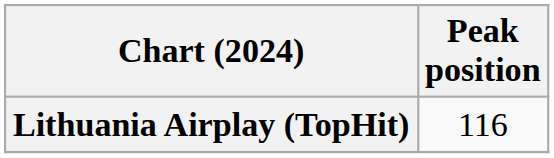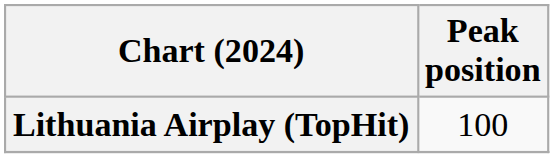(483, 123) 116 -> (483, 123) 100
